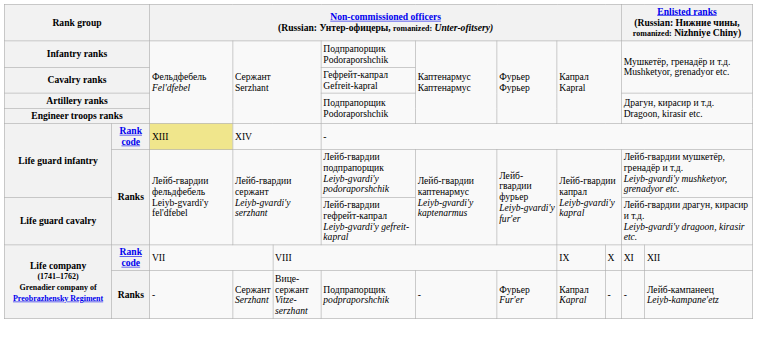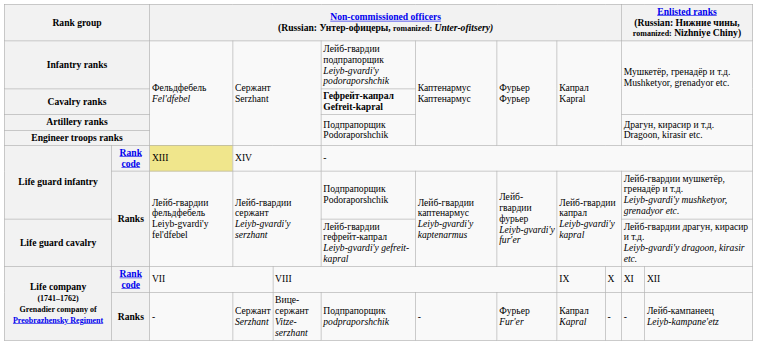(356, 54) Подпрапорщик Podoraporshchik -> (356, 65) Лейб-гвардии подпрапорщик Leiyb-gvardi'y podoraporshchik
(356, 80) normal -> (359, 101) bold
(356, 173) Лейб-гвардии подпрапорщик Leiyb-gvardi'y podoraporshchik -> (356, 195) Подпрапорщик Podoraporshchik
